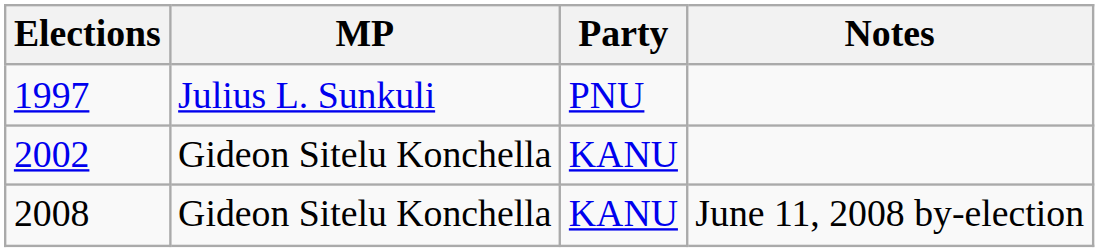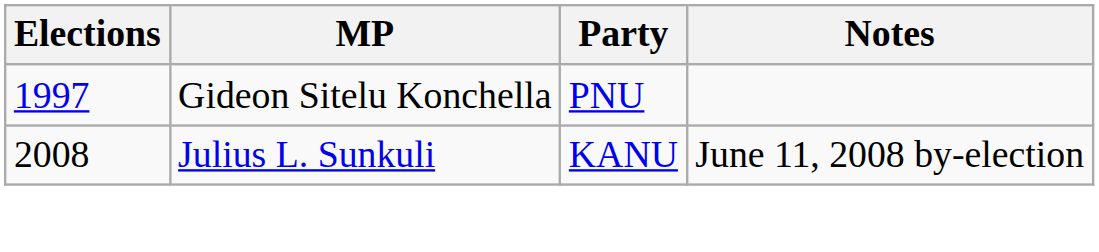(307, 94) Julius L. Sunkuli -> (365, 94) Gideon Sitelu Konchella
- row: (52, 154)
(365, 214) Gideon Sitelu Konchella -> (307, 154) Julius L. Sunkuli
